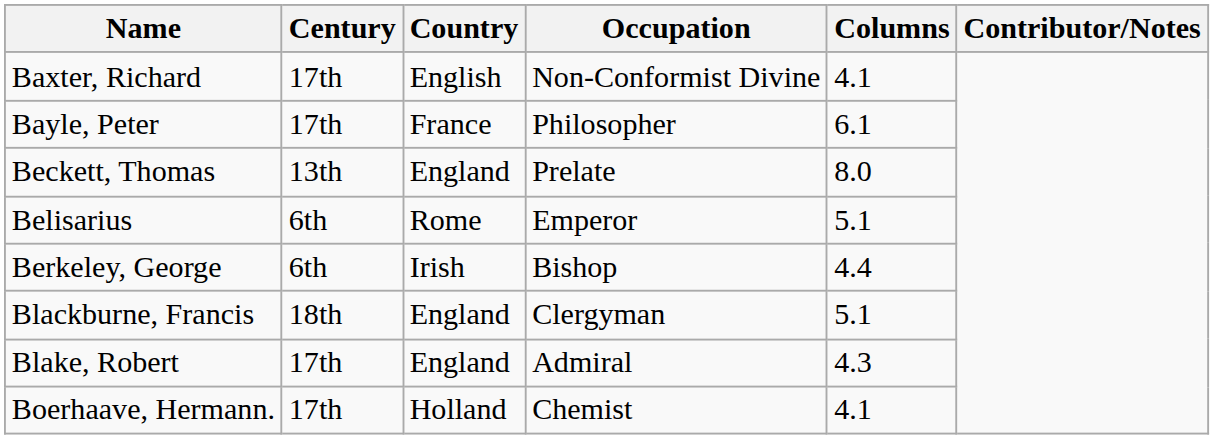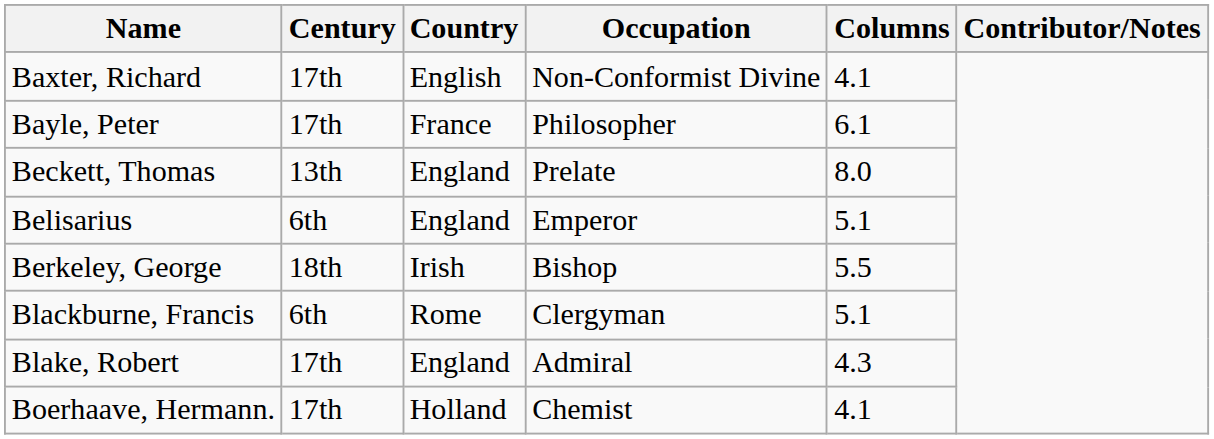(446, 219) Rome -> (460, 219) England
(308, 266) 6th -> (316, 266) 18th
(853, 266) 4.4 -> (853, 266) 5.5
(316, 314) 18th -> (308, 314) 6th
(460, 314) England -> (446, 314) Rome
